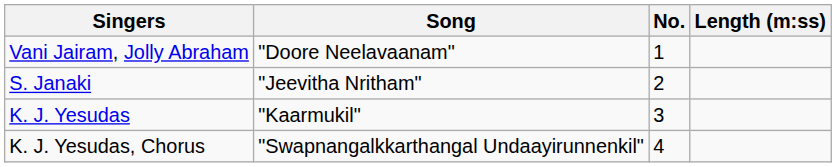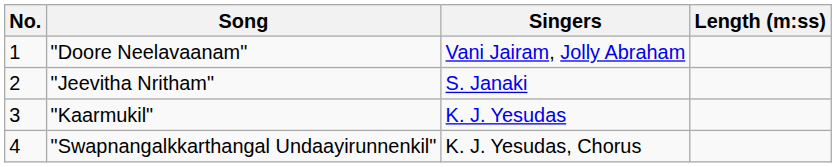columns swapped: (669, 21) <-> (129, 21)
